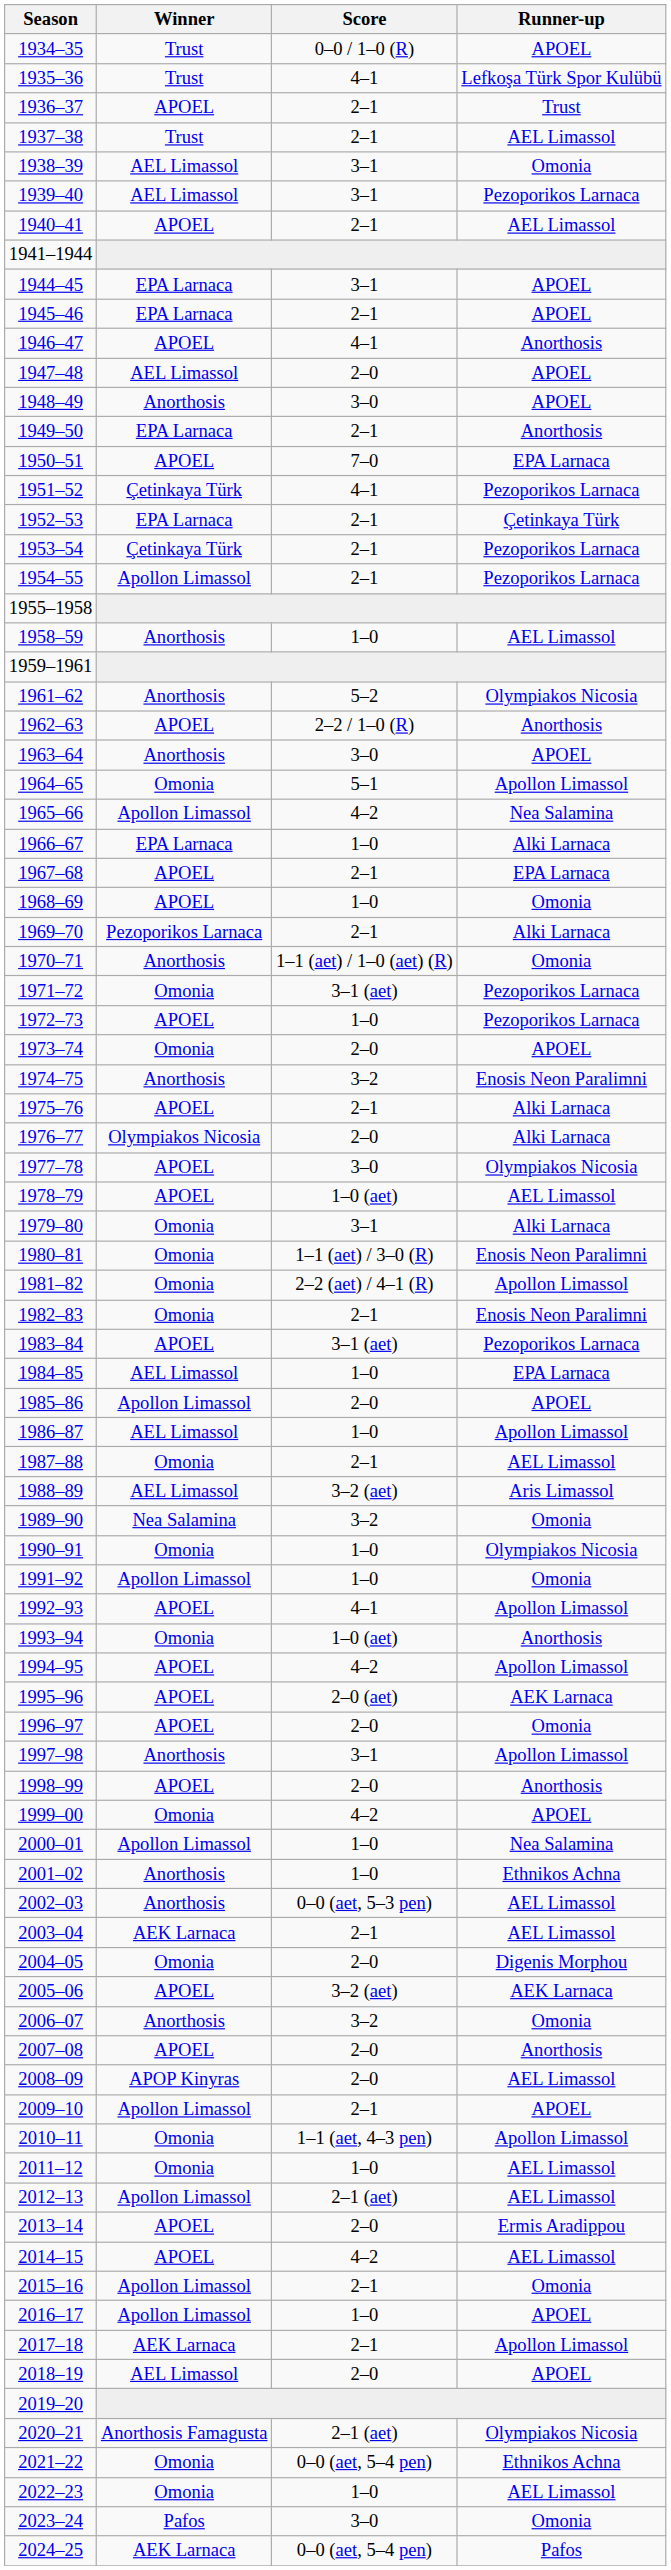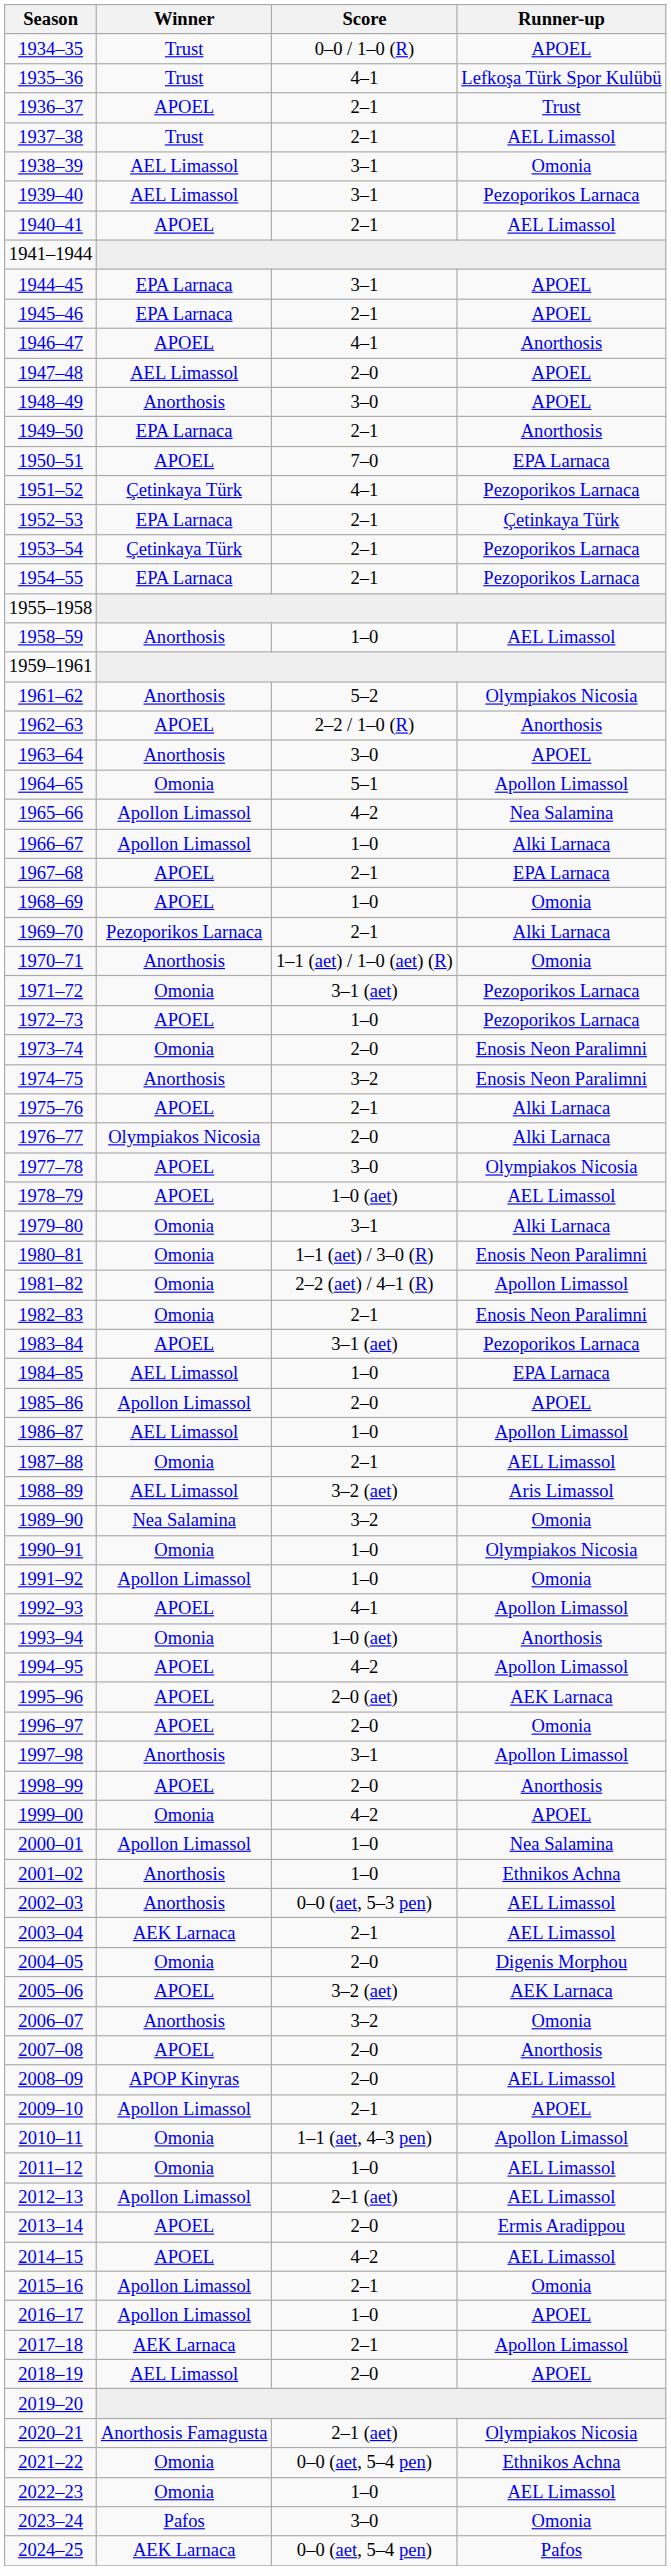(184, 578) Apollon Limassol -> (184, 578) EPA Larnaca
(184, 843) EPA Larnaca -> (184, 843) Apollon Limassol
(561, 1049) APOEL -> (561, 1049) Enosis Neon Paralimni
